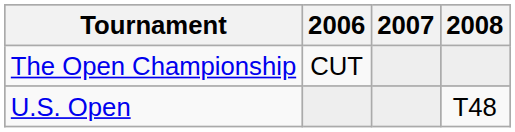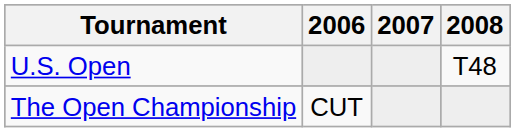rows swapped: (71, 107) <-> (153, 66)
